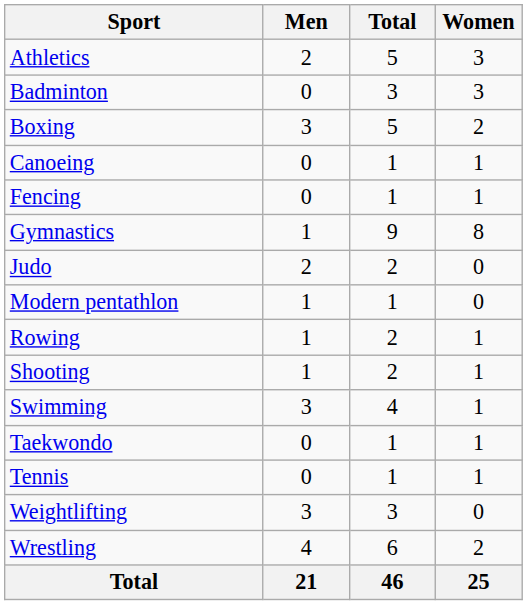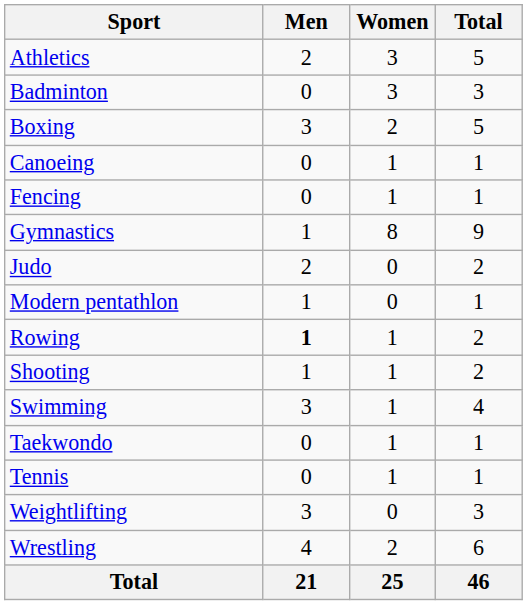columns swapped: (478, 22) <-> (392, 22)
(306, 337) normal -> (306, 337) bold
